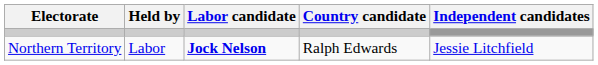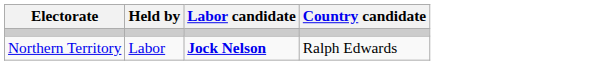- column: (512, 16)
